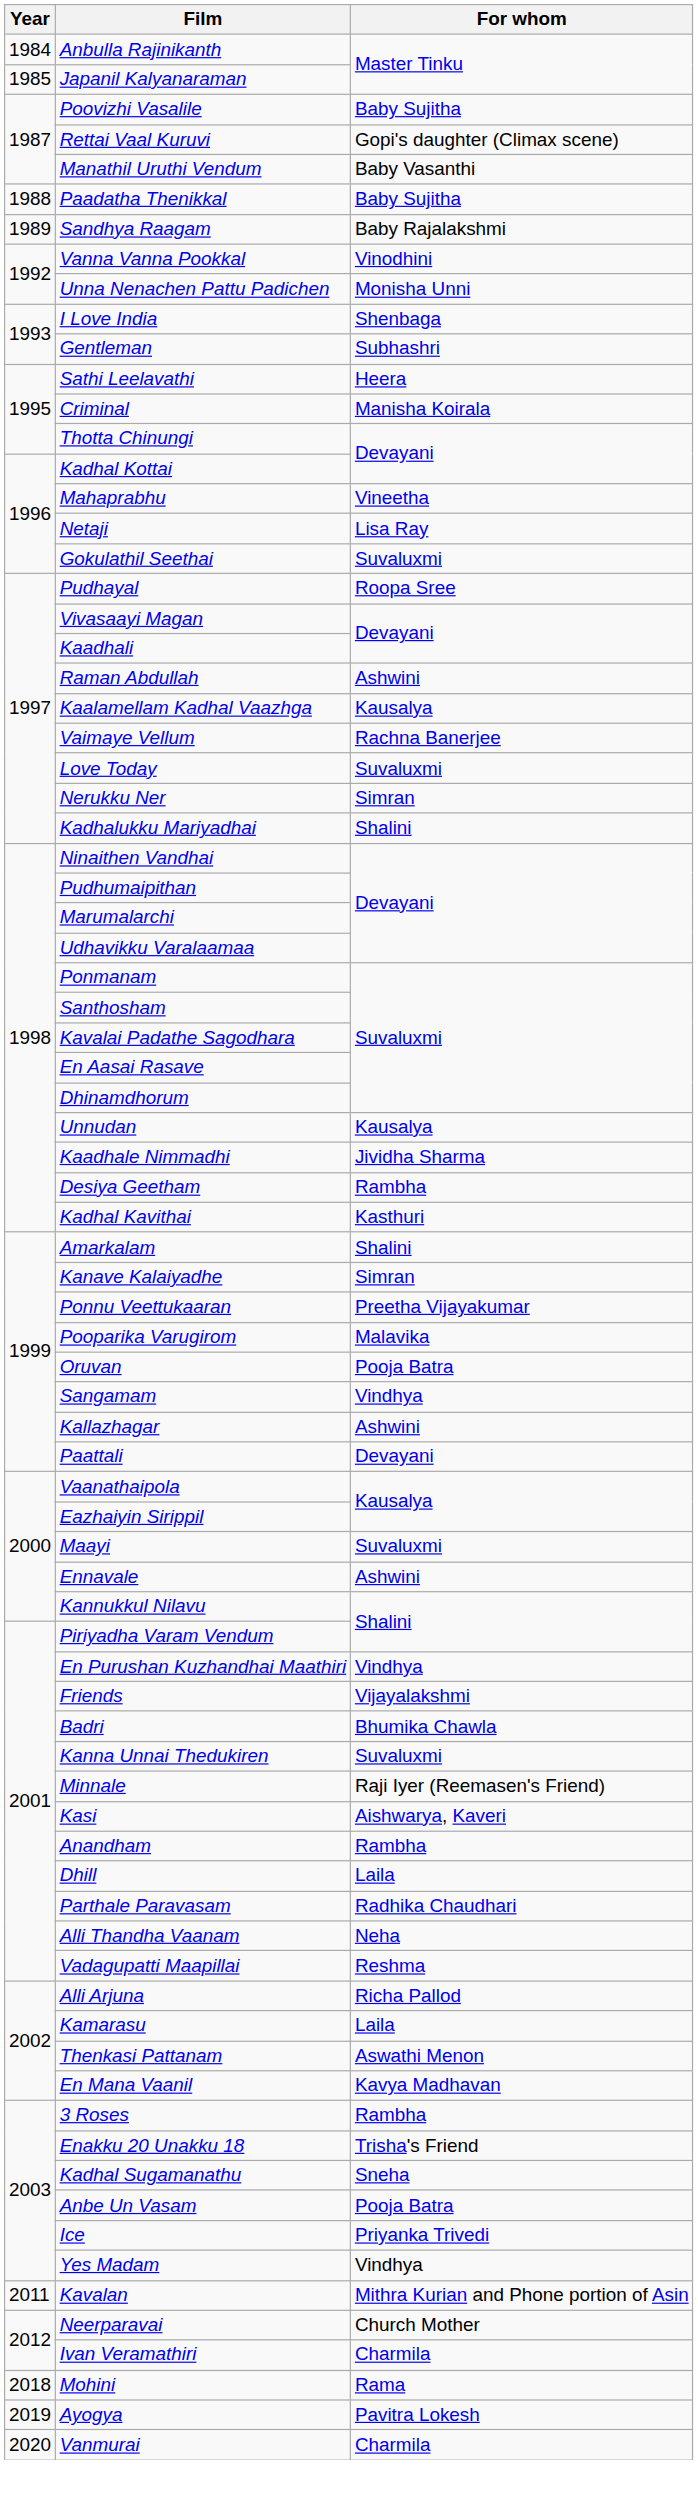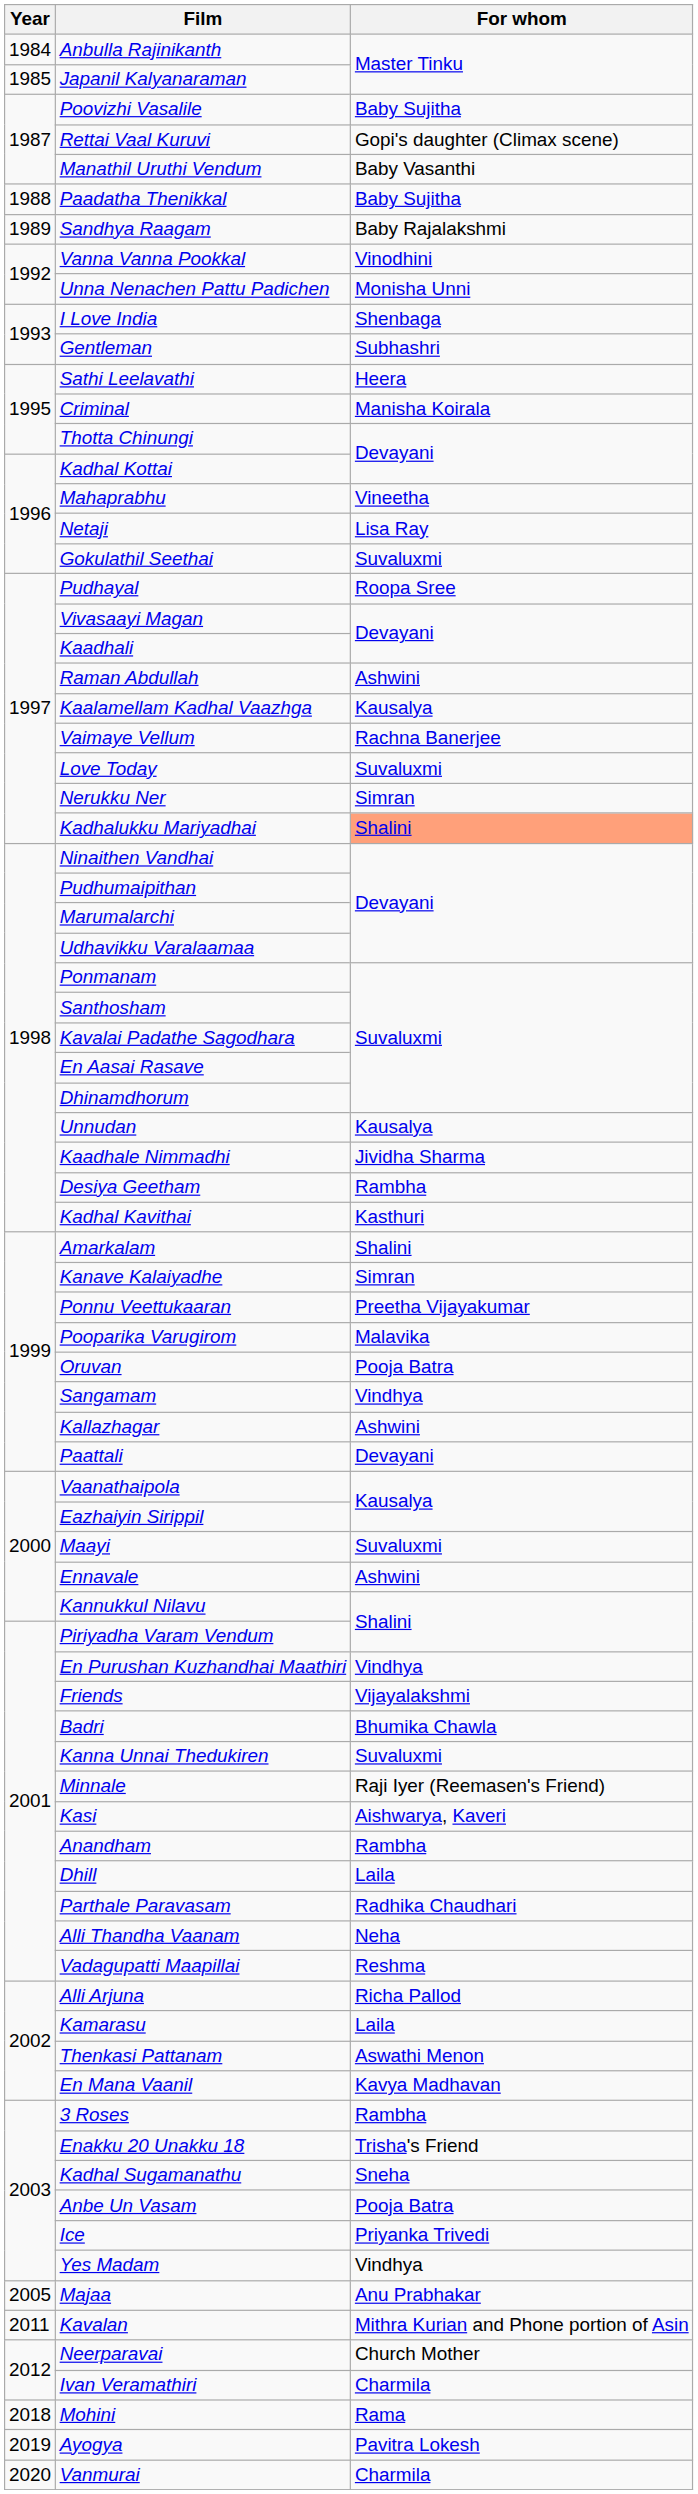(383, 827) no background -> (383, 827) lightsalmon background
+ row: (85, 2295)
